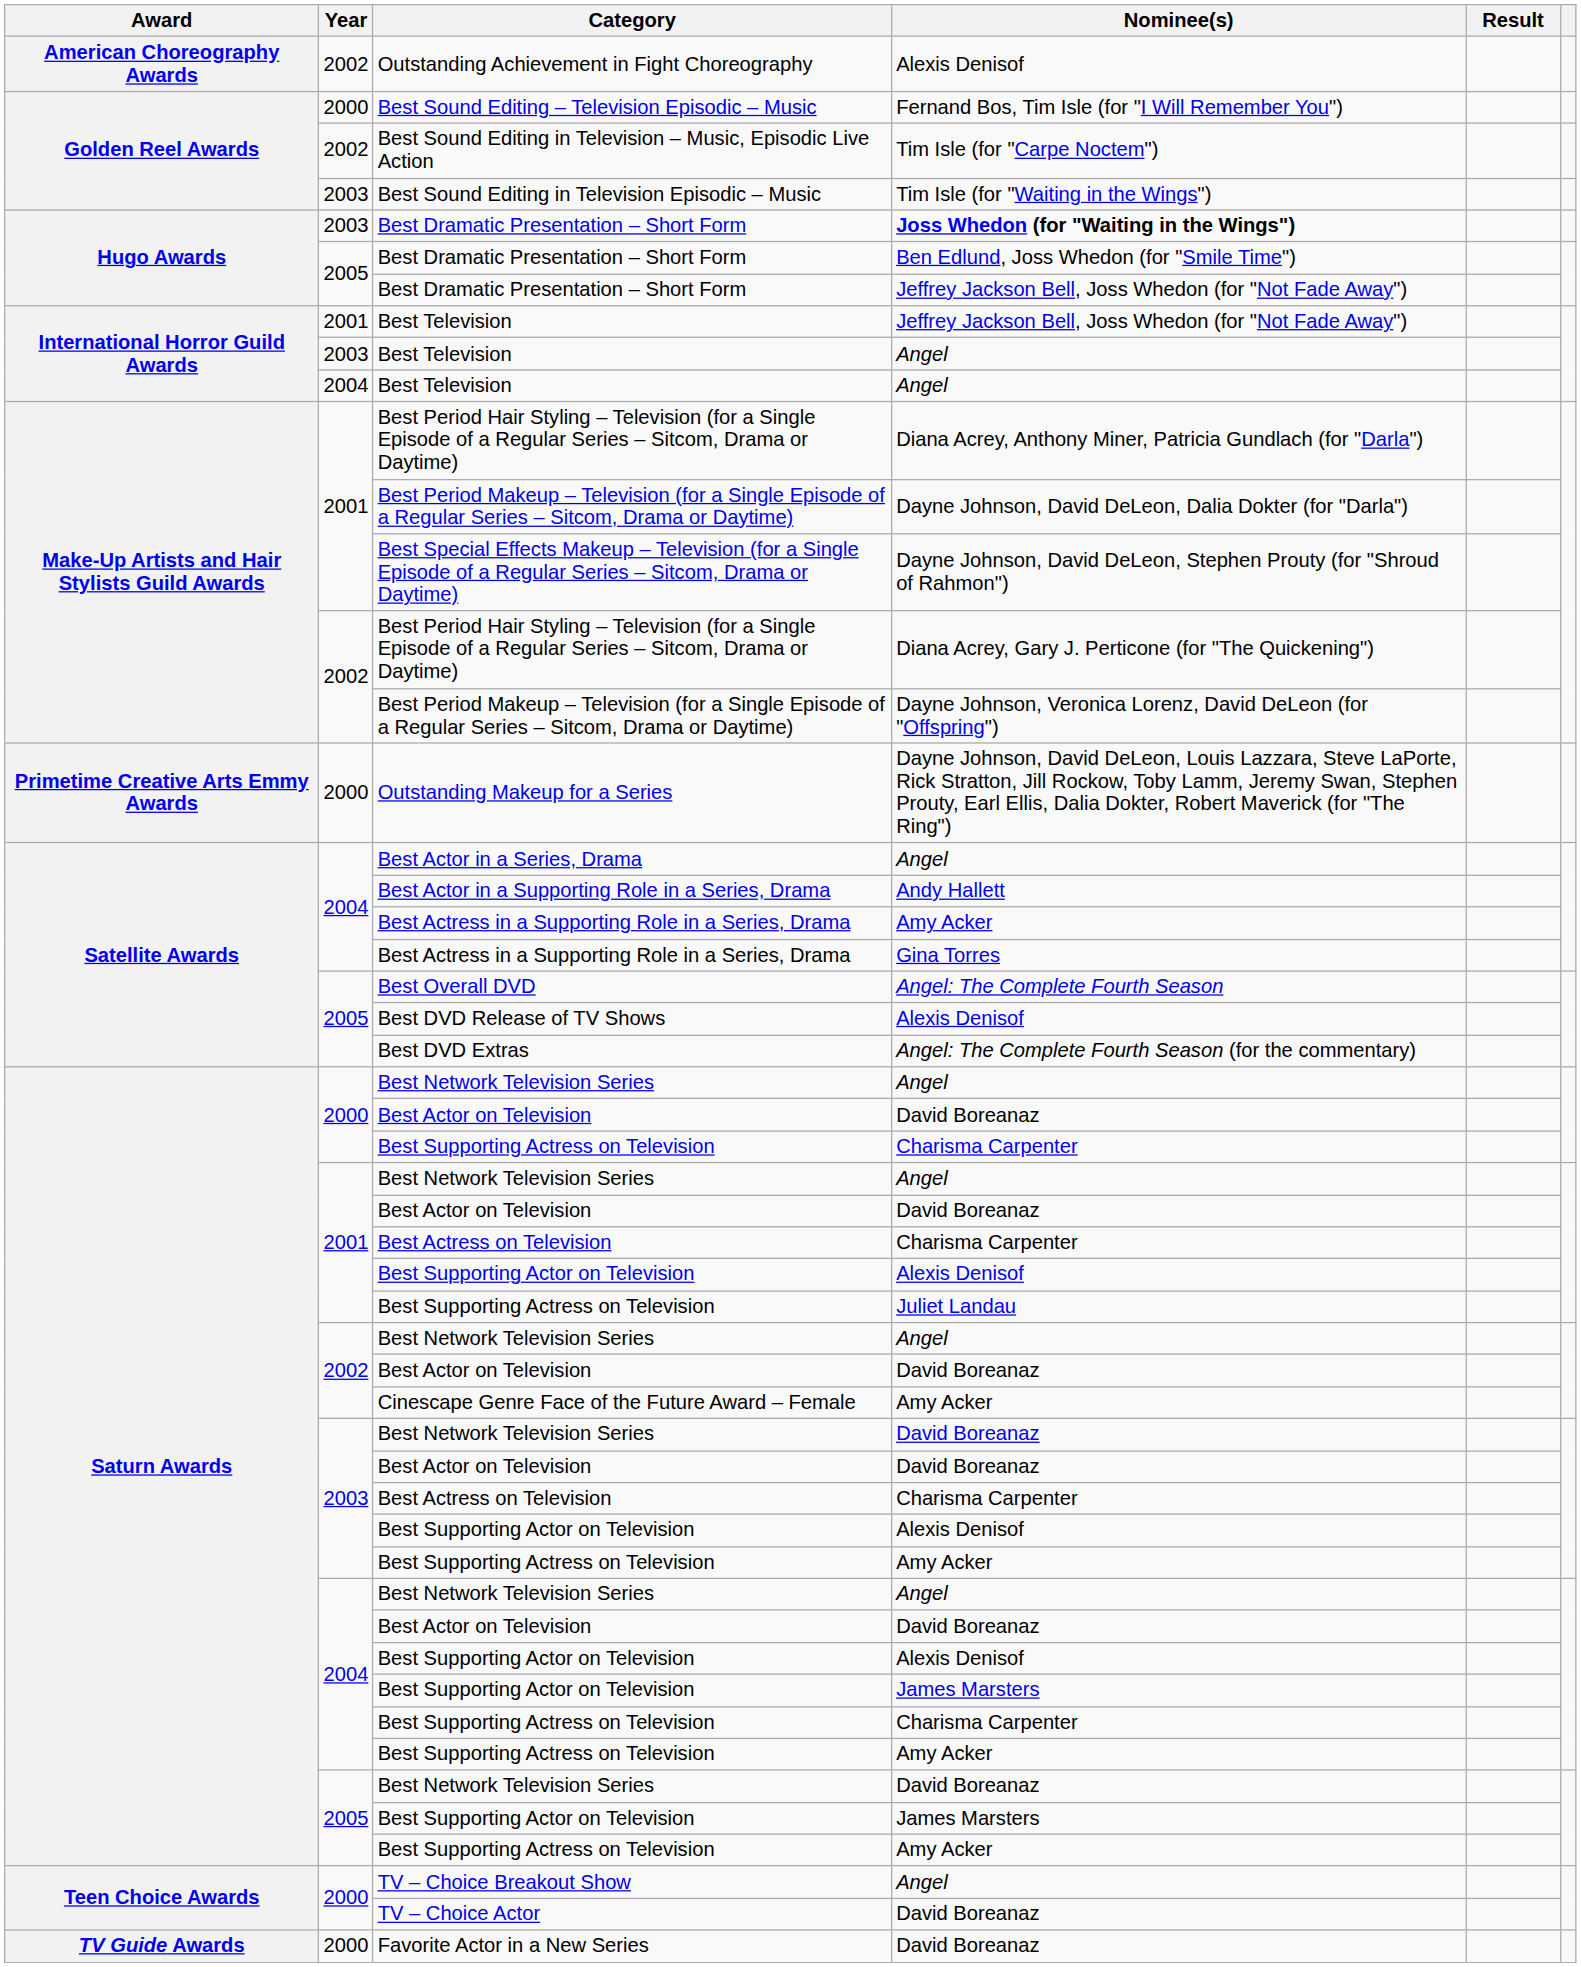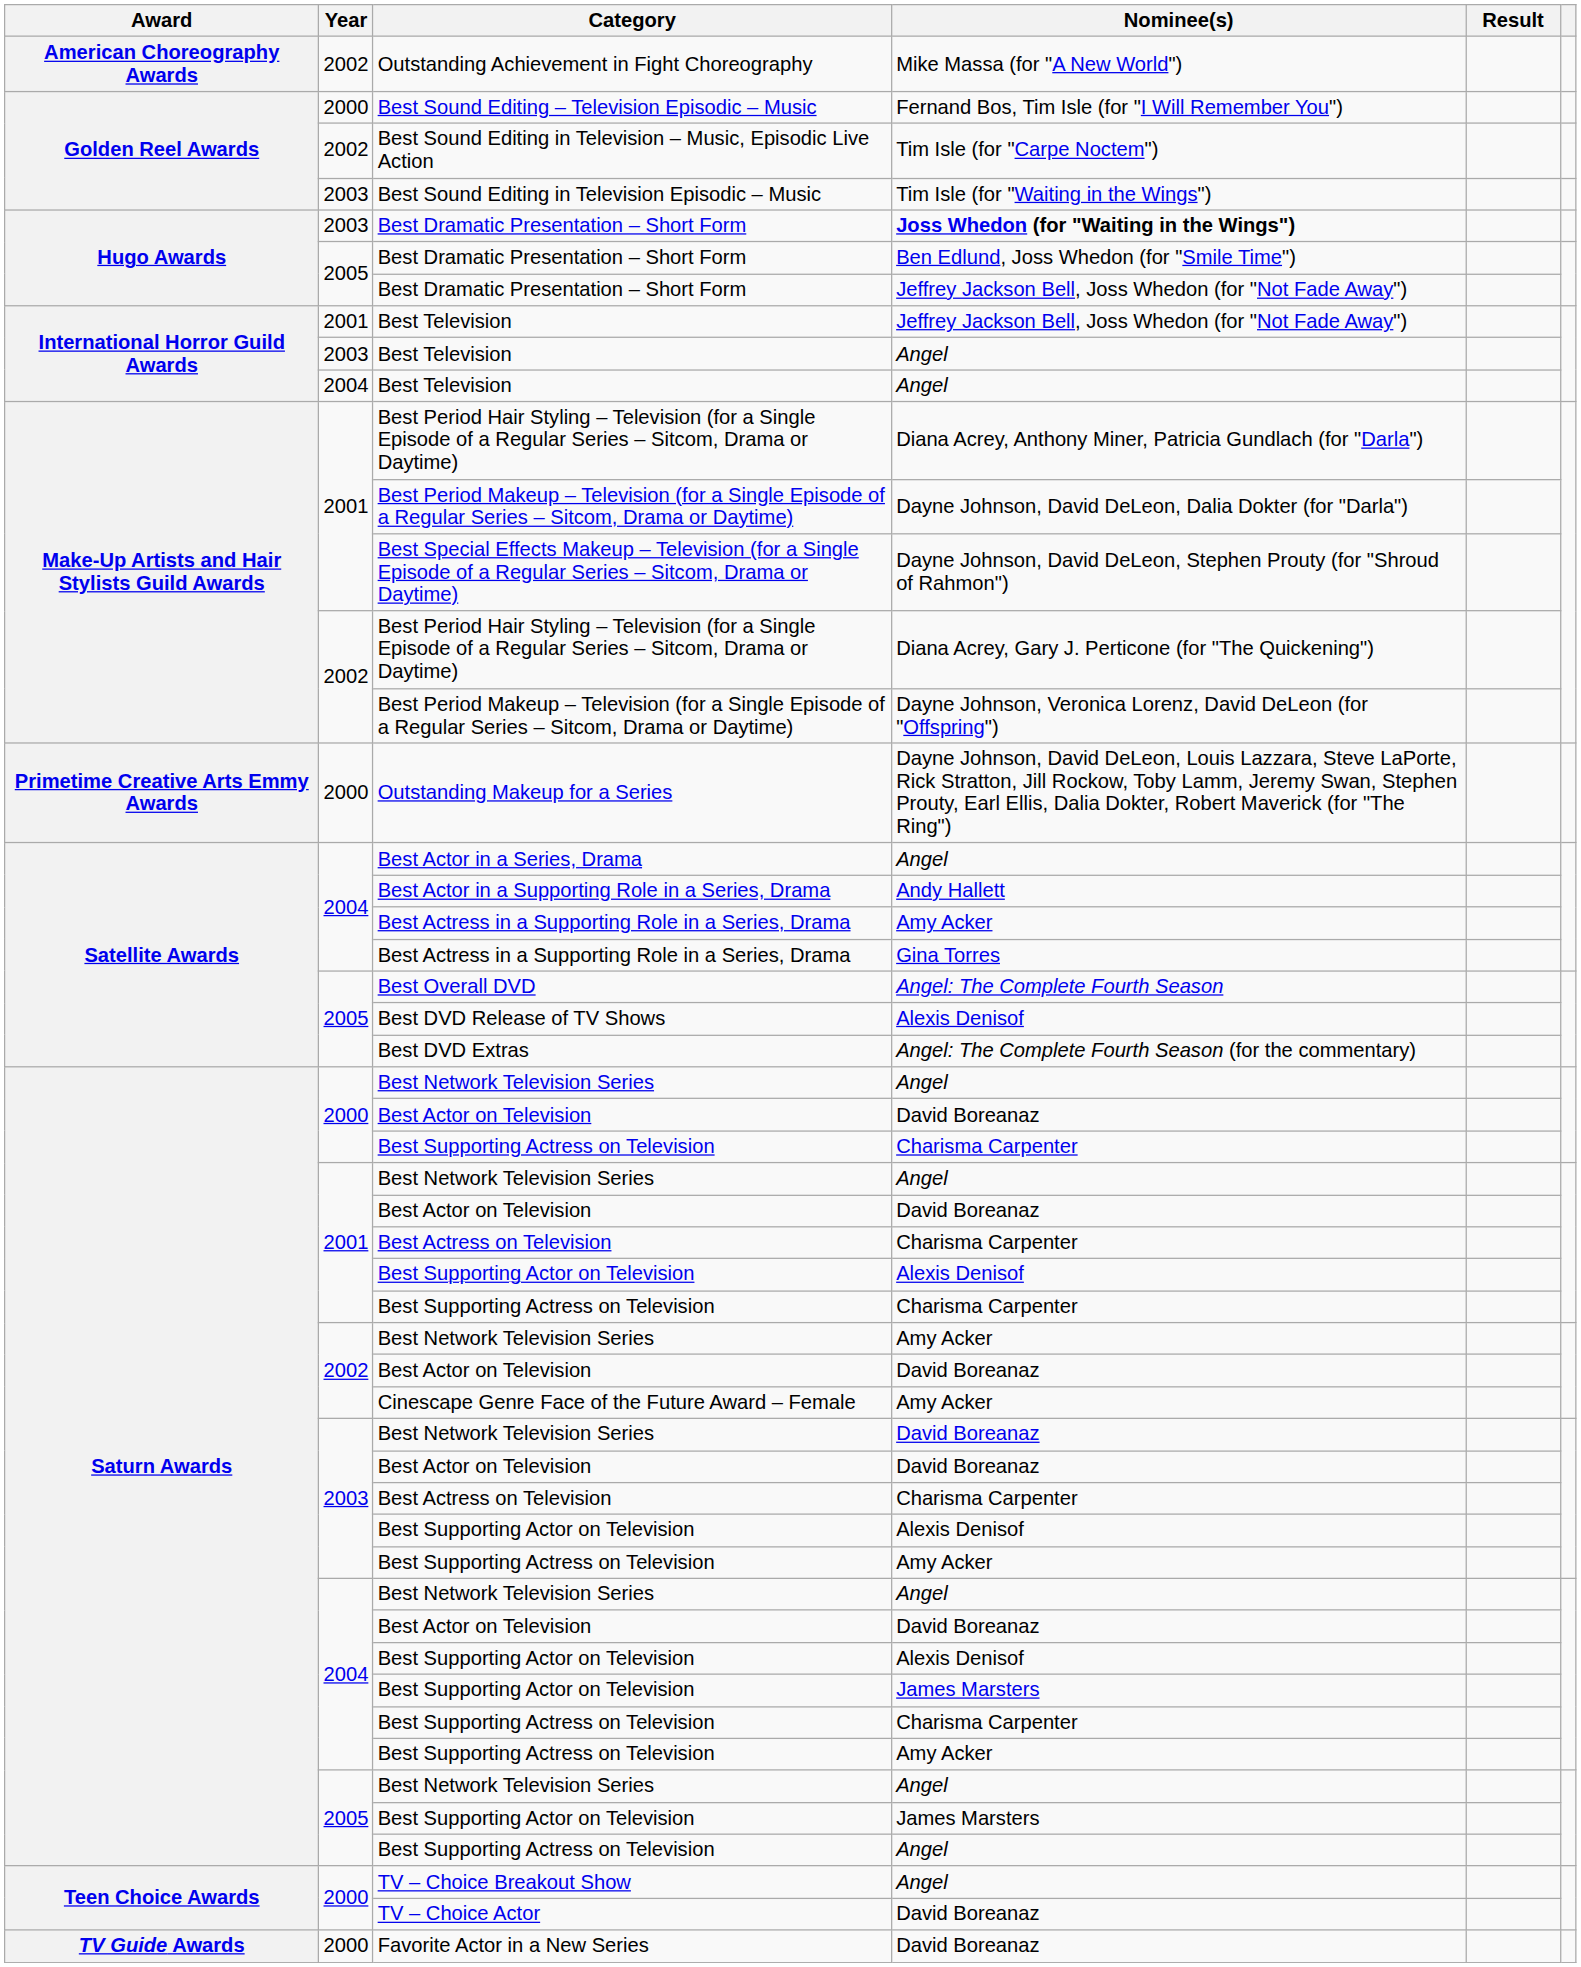(960, 63) Alexis Denisof -> (1039, 63) Mike Massa (for "A New World")
(956, 1306) Juliet Landau -> (987, 1306) Charisma Carpenter
(922, 1338) Angel -> (944, 1338) Amy Acker
(968, 1786) David Boreanaz -> (922, 1786) Angel
(944, 1850) Amy Acker -> (922, 1850) Angel
